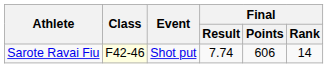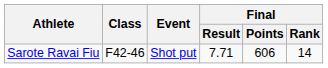(125, 54) lightyellow background -> (125, 54) no background
(221, 54) 7.74 -> (221, 54) 7.71
